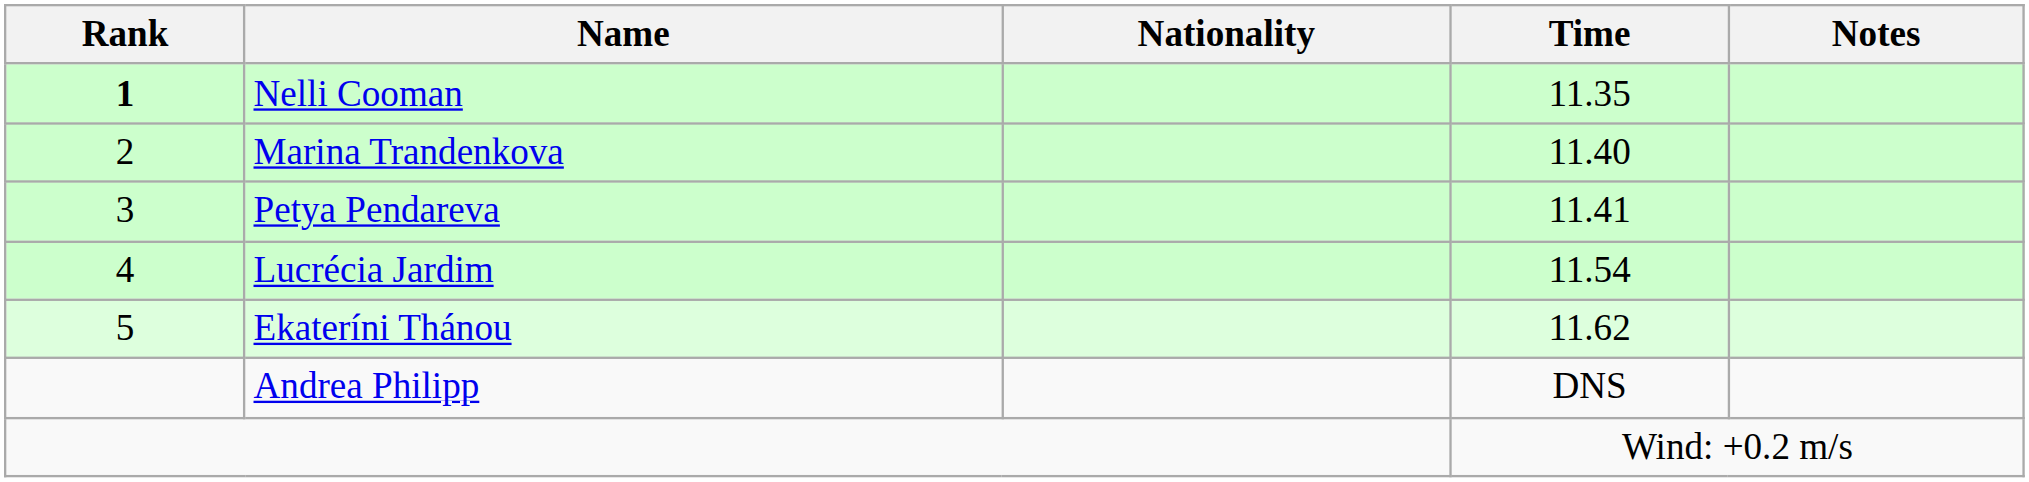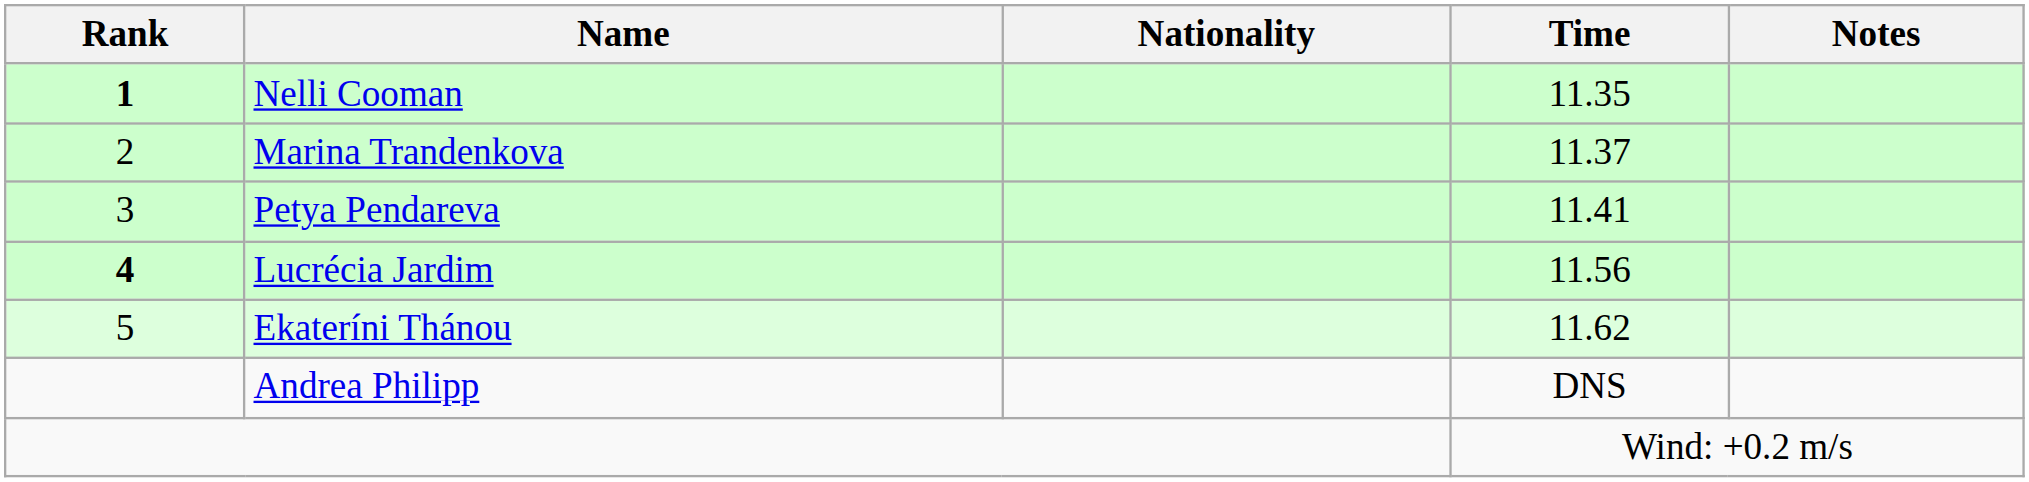(1590, 151) 11.40 -> (1590, 151) 11.37
(125, 269) normal -> (125, 269) bold
(1590, 269) 11.54 -> (1590, 269) 11.56
